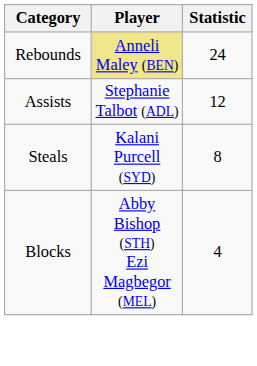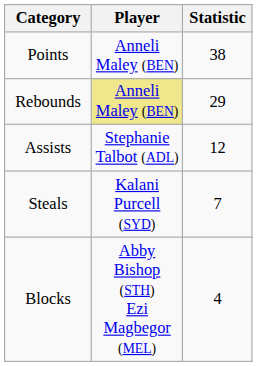+ row: (48, 55)
(218, 55) 24 -> (218, 101) 29
(218, 157) 8 -> (218, 204) 7
